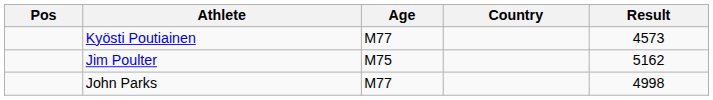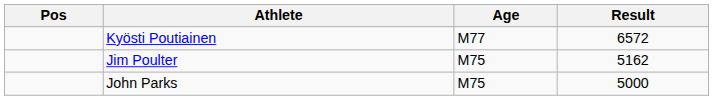- column: (516, 15)
(649, 38) 4573 -> (633, 38) 6572
(378, 83) M77 -> (471, 83) M75
(649, 83) 4998 -> (633, 83) 5000
